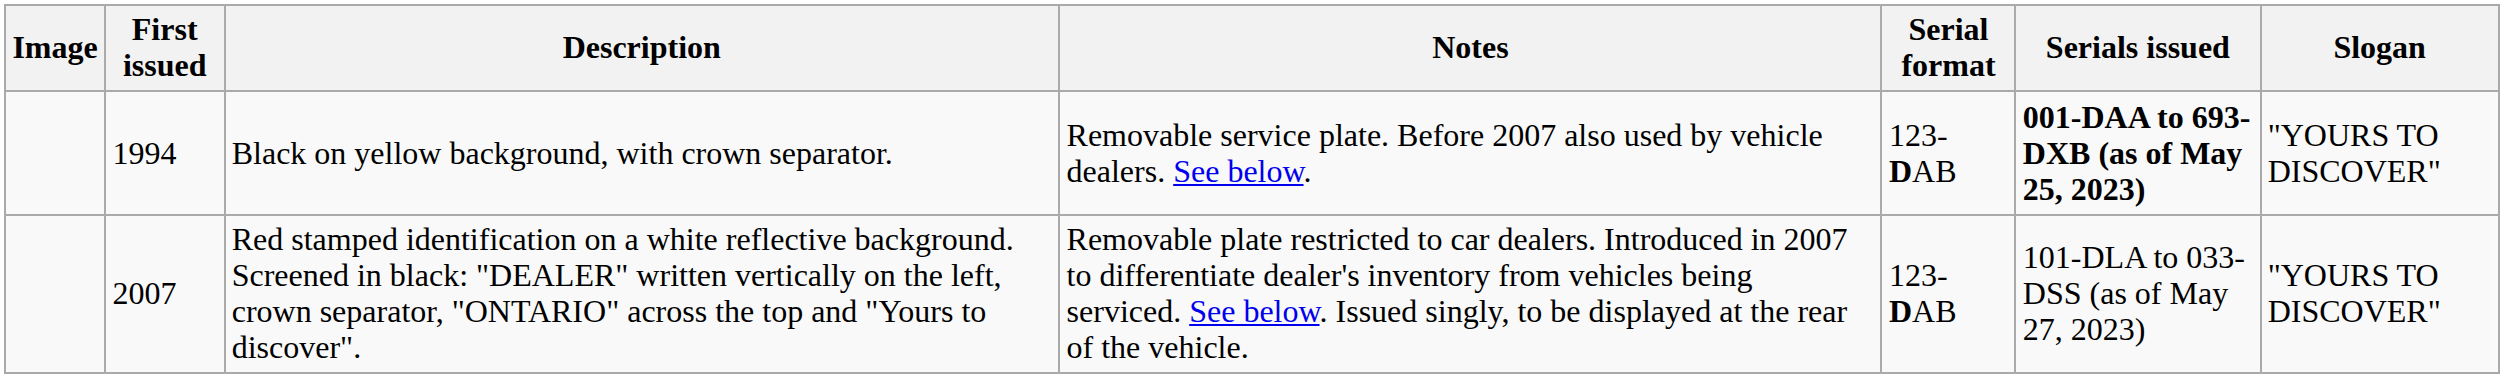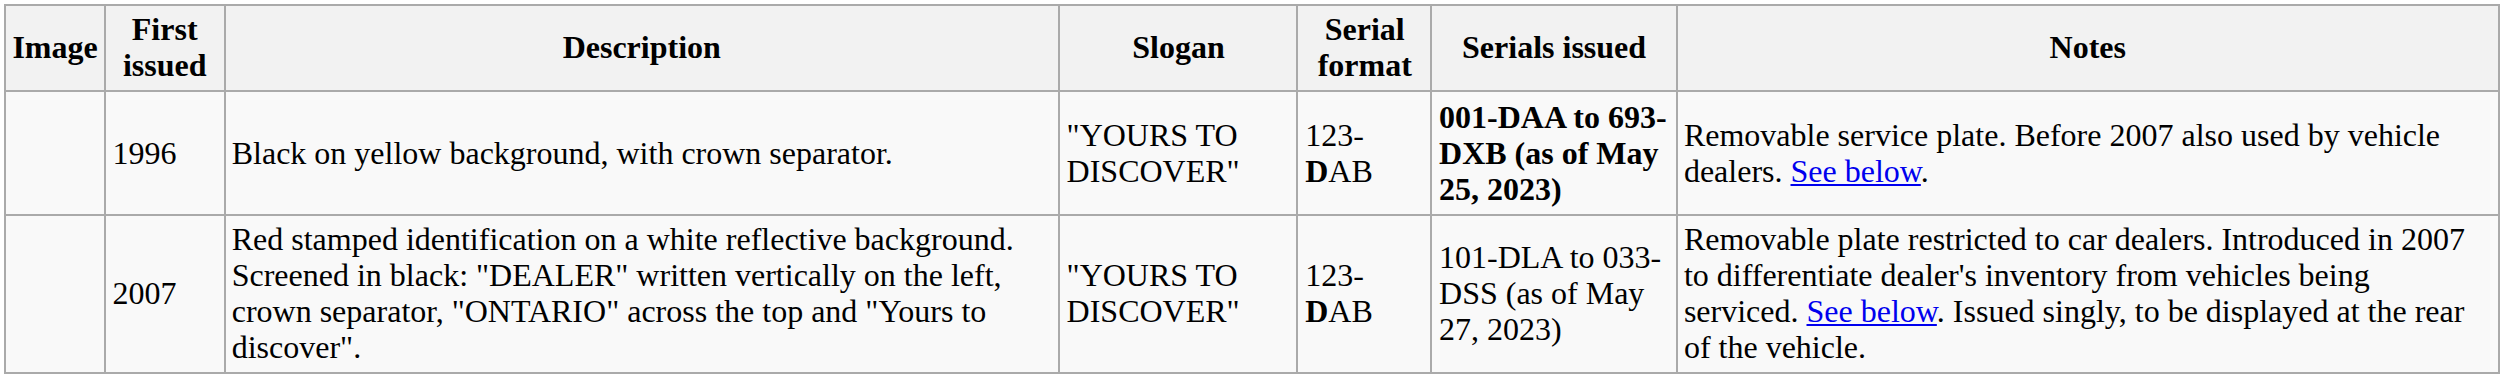columns swapped: (2380, 47) <-> (1470, 47)
(144, 152) 1994 -> (144, 152) 1996
